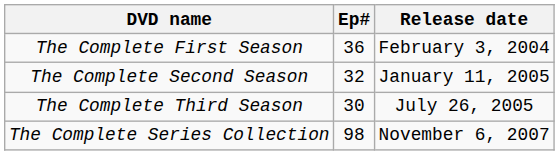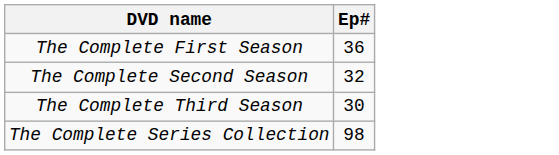- column: (464, 19)
